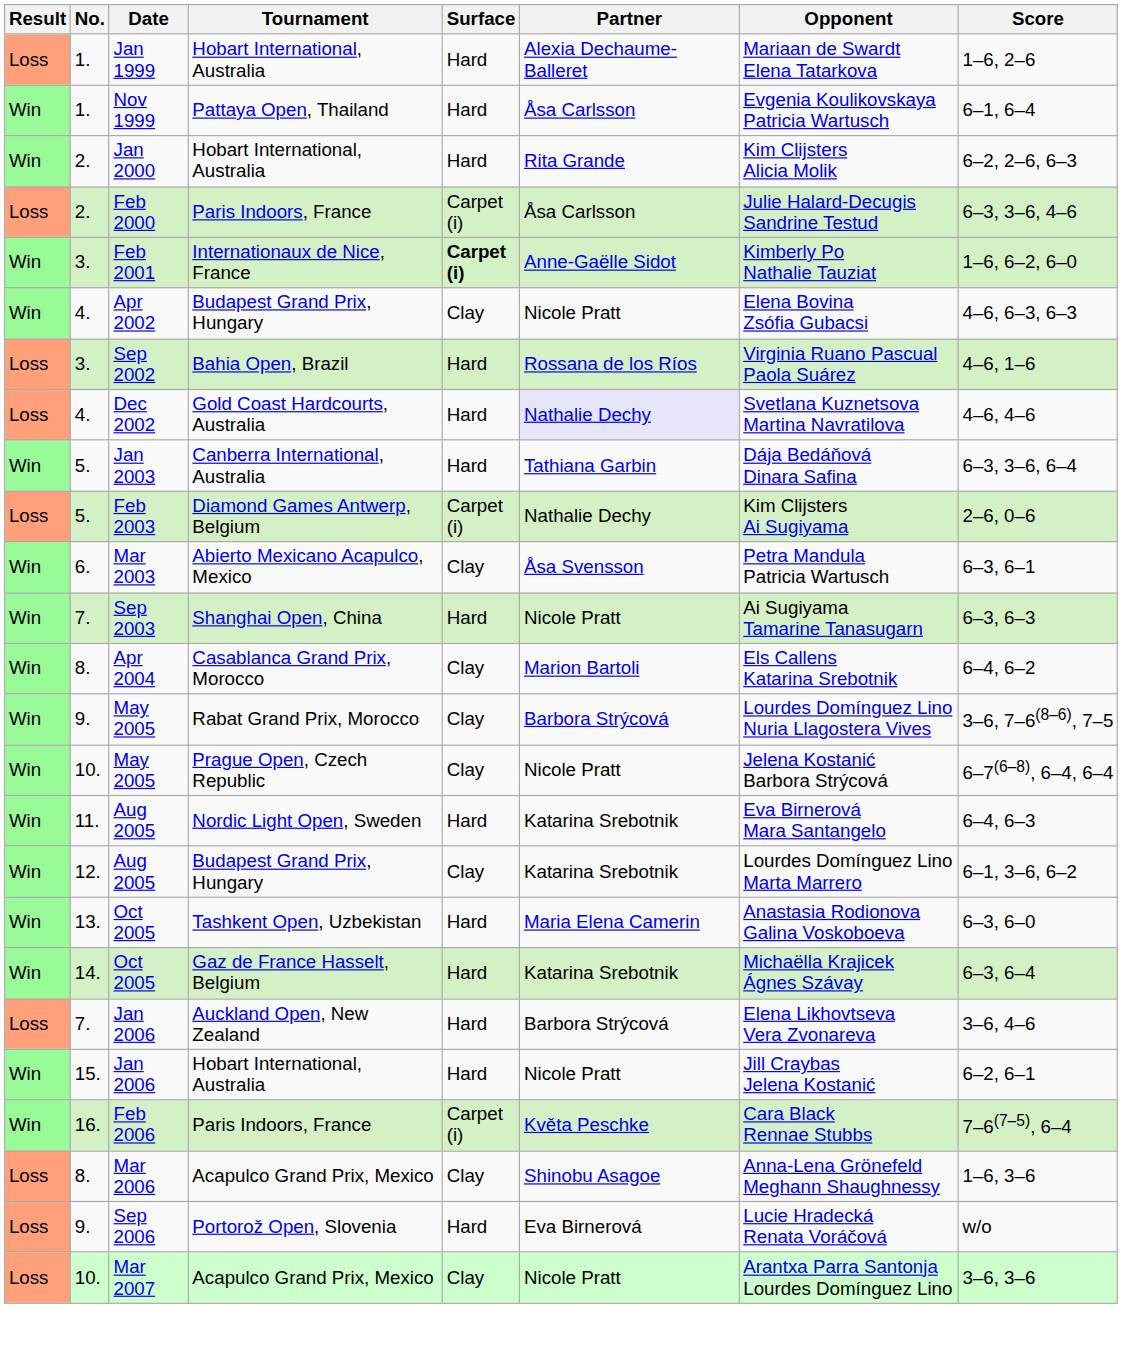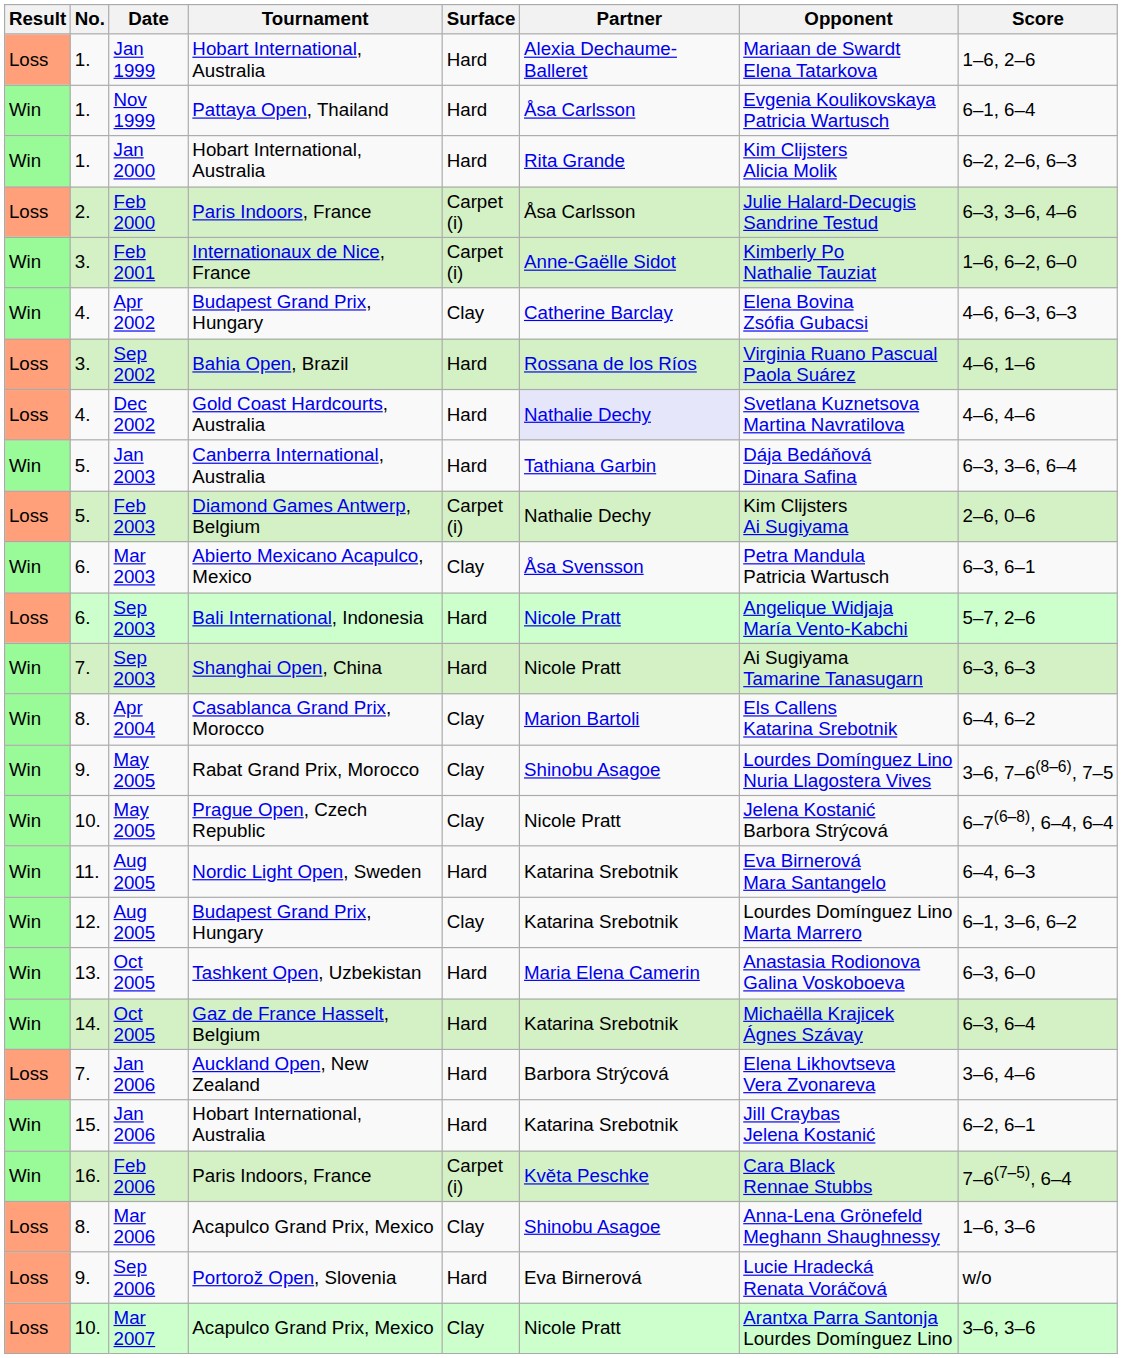(83, 161) 2. -> (83, 161) 1.
(476, 262) bold -> (475, 262) normal
(572, 313) Nicole Pratt -> (598, 313) Catherine Barclay
+ row: (134, 617)
(596, 719) Barbora Strýcová -> (592, 770) Shinobu Asagoe
(572, 1074) Nicole Pratt -> (601, 1125) Katarina Srebotnik
